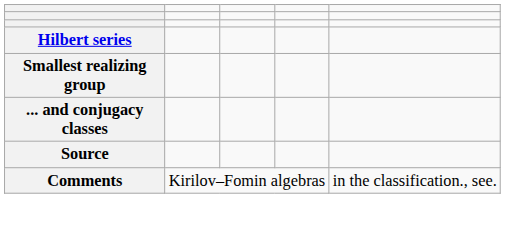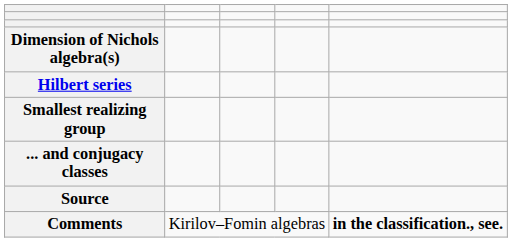+ row: (85, 49)
(415, 180) normal -> (418, 224) bold
